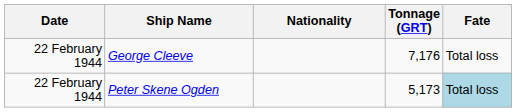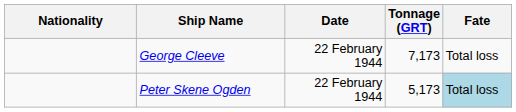columns swapped: (55, 21) <-> (319, 21)
(424, 55) 7,176 -> (424, 55) 7,173
